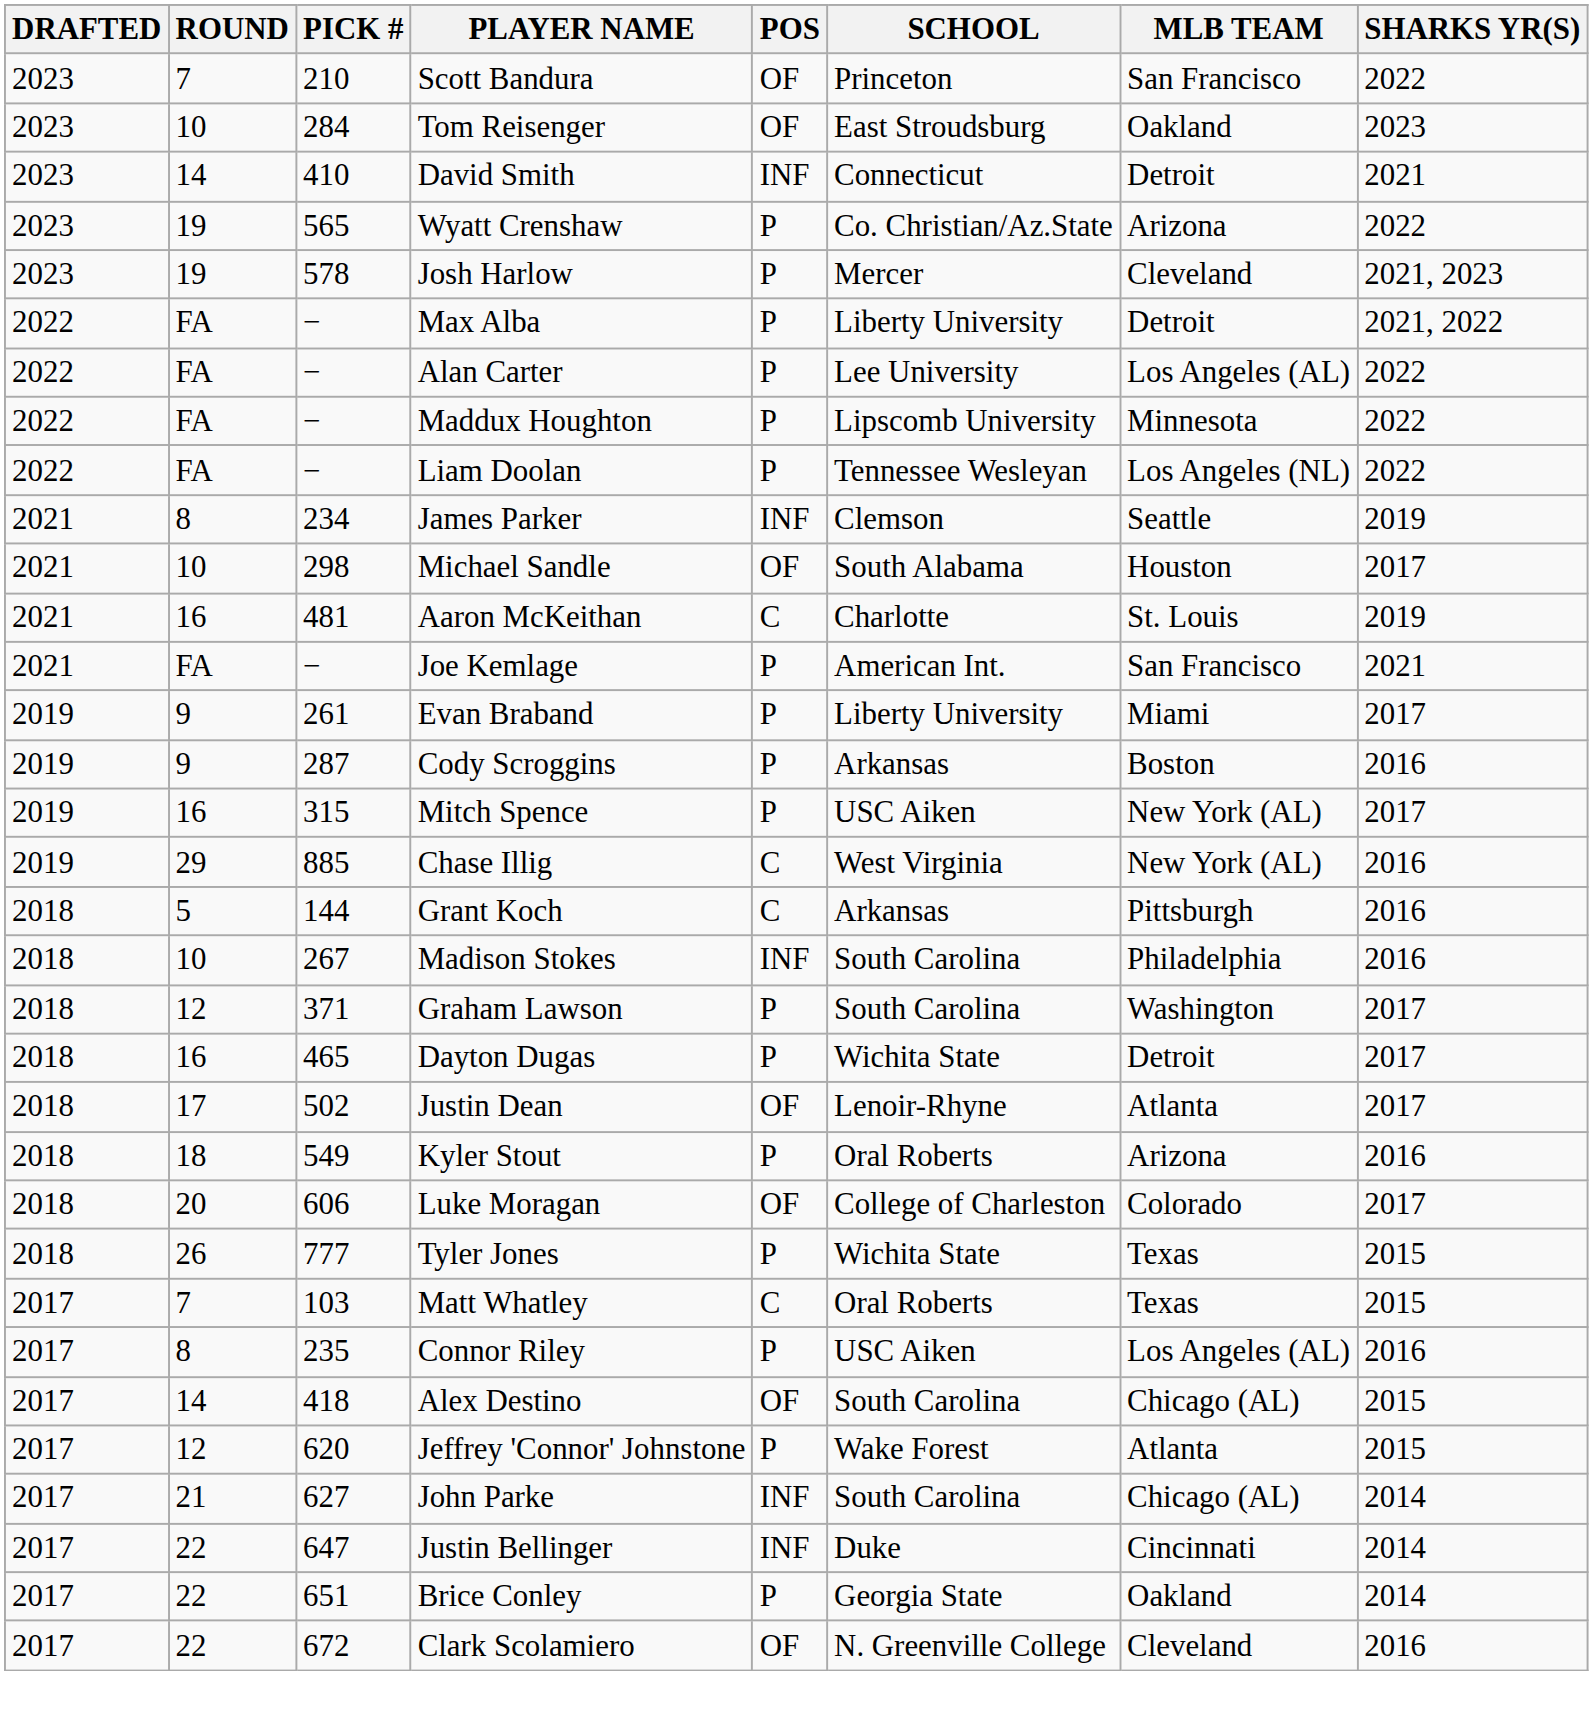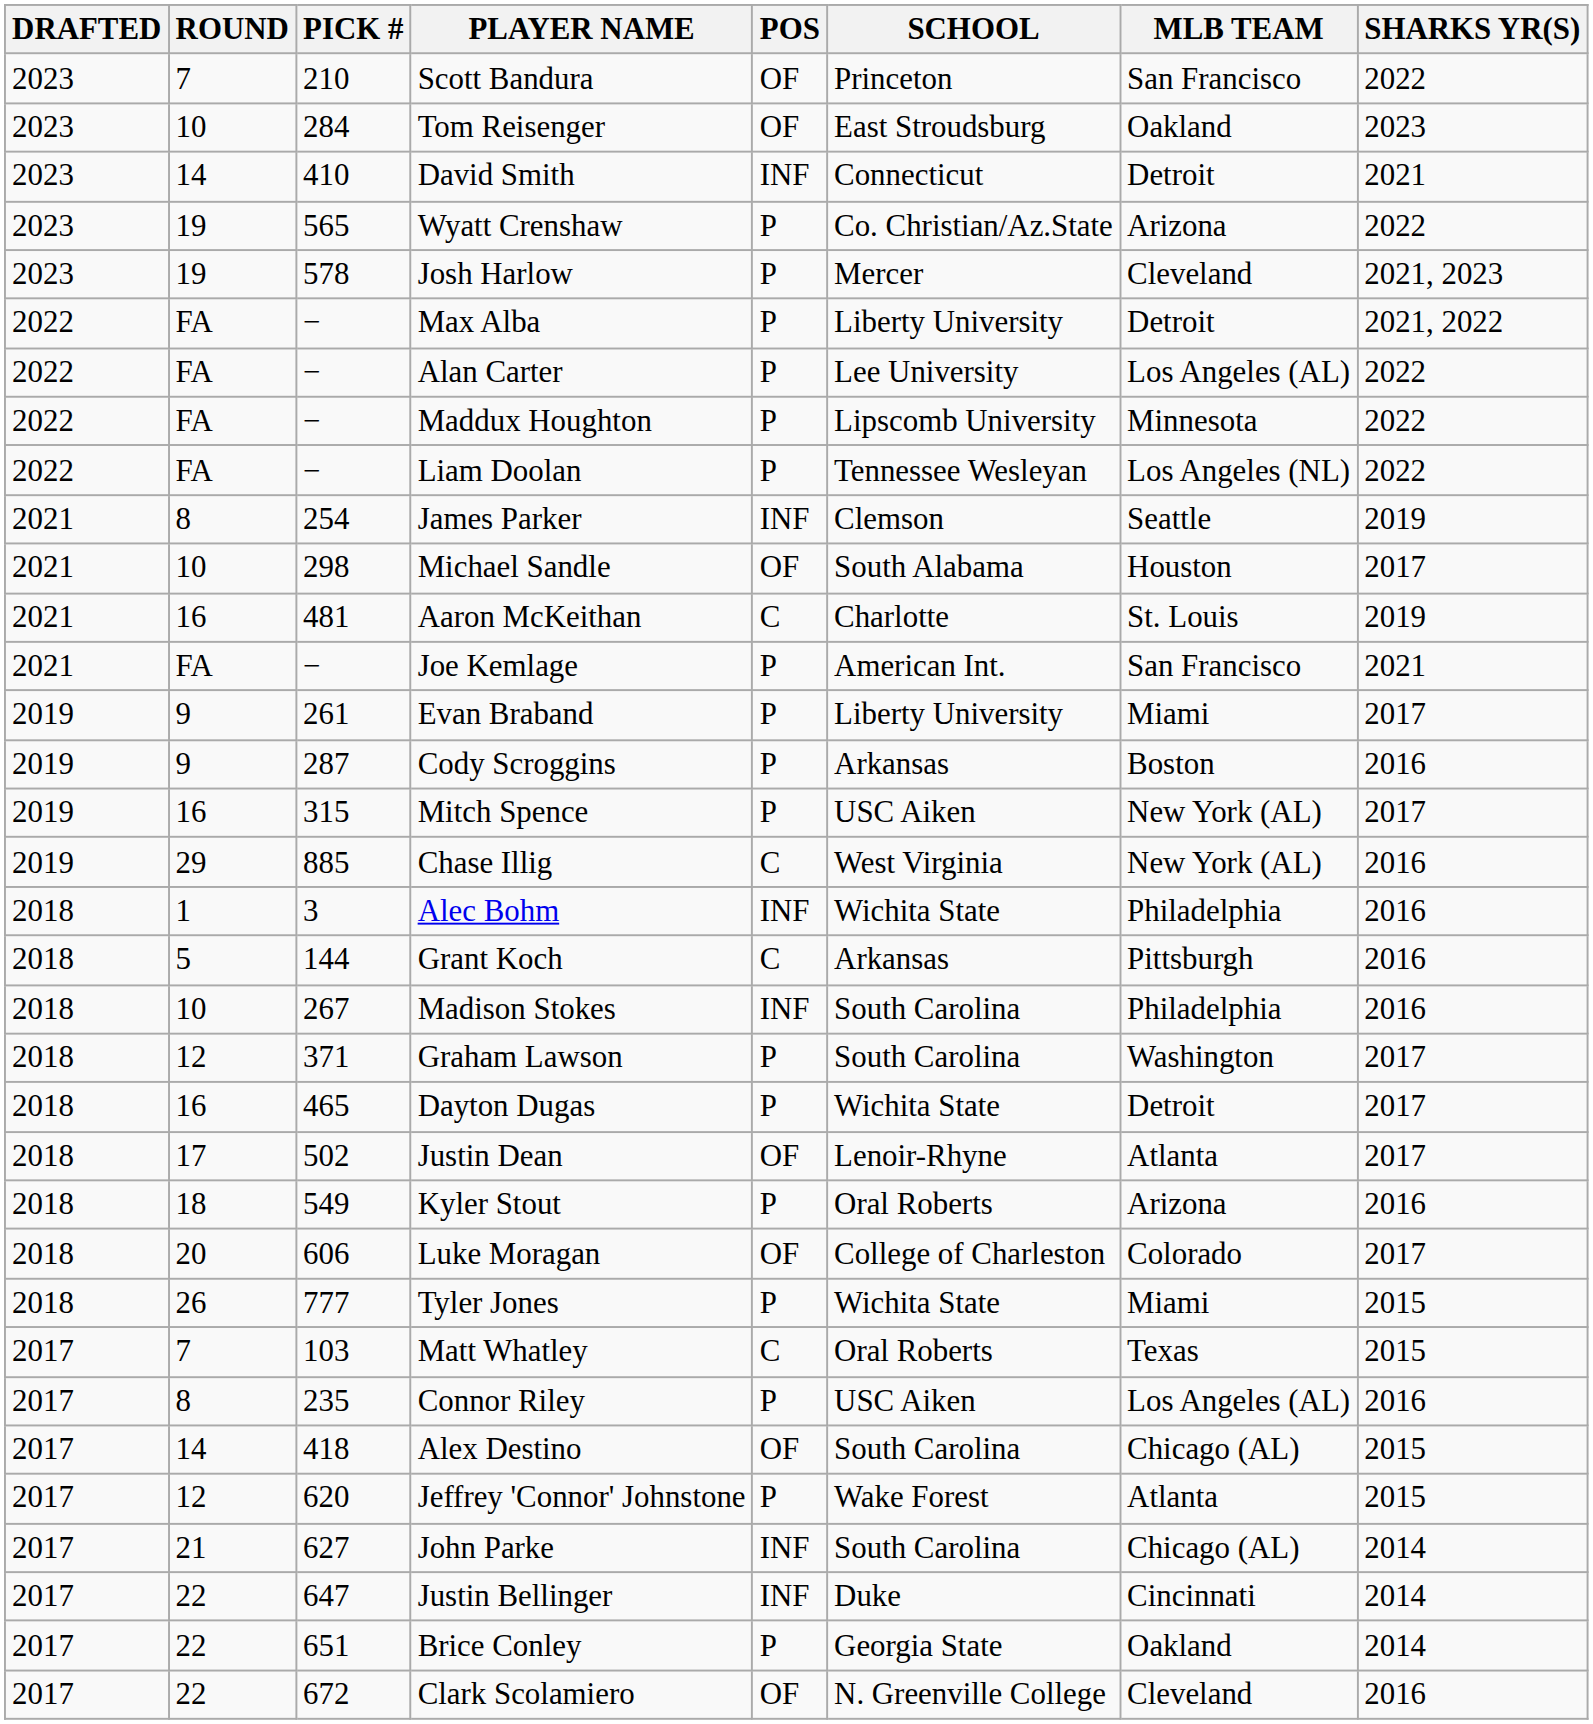(326, 518) 234 -> (326, 518) 254
+ row: (488, 910)
(1163, 1253) Texas -> (1168, 1302) Miami
